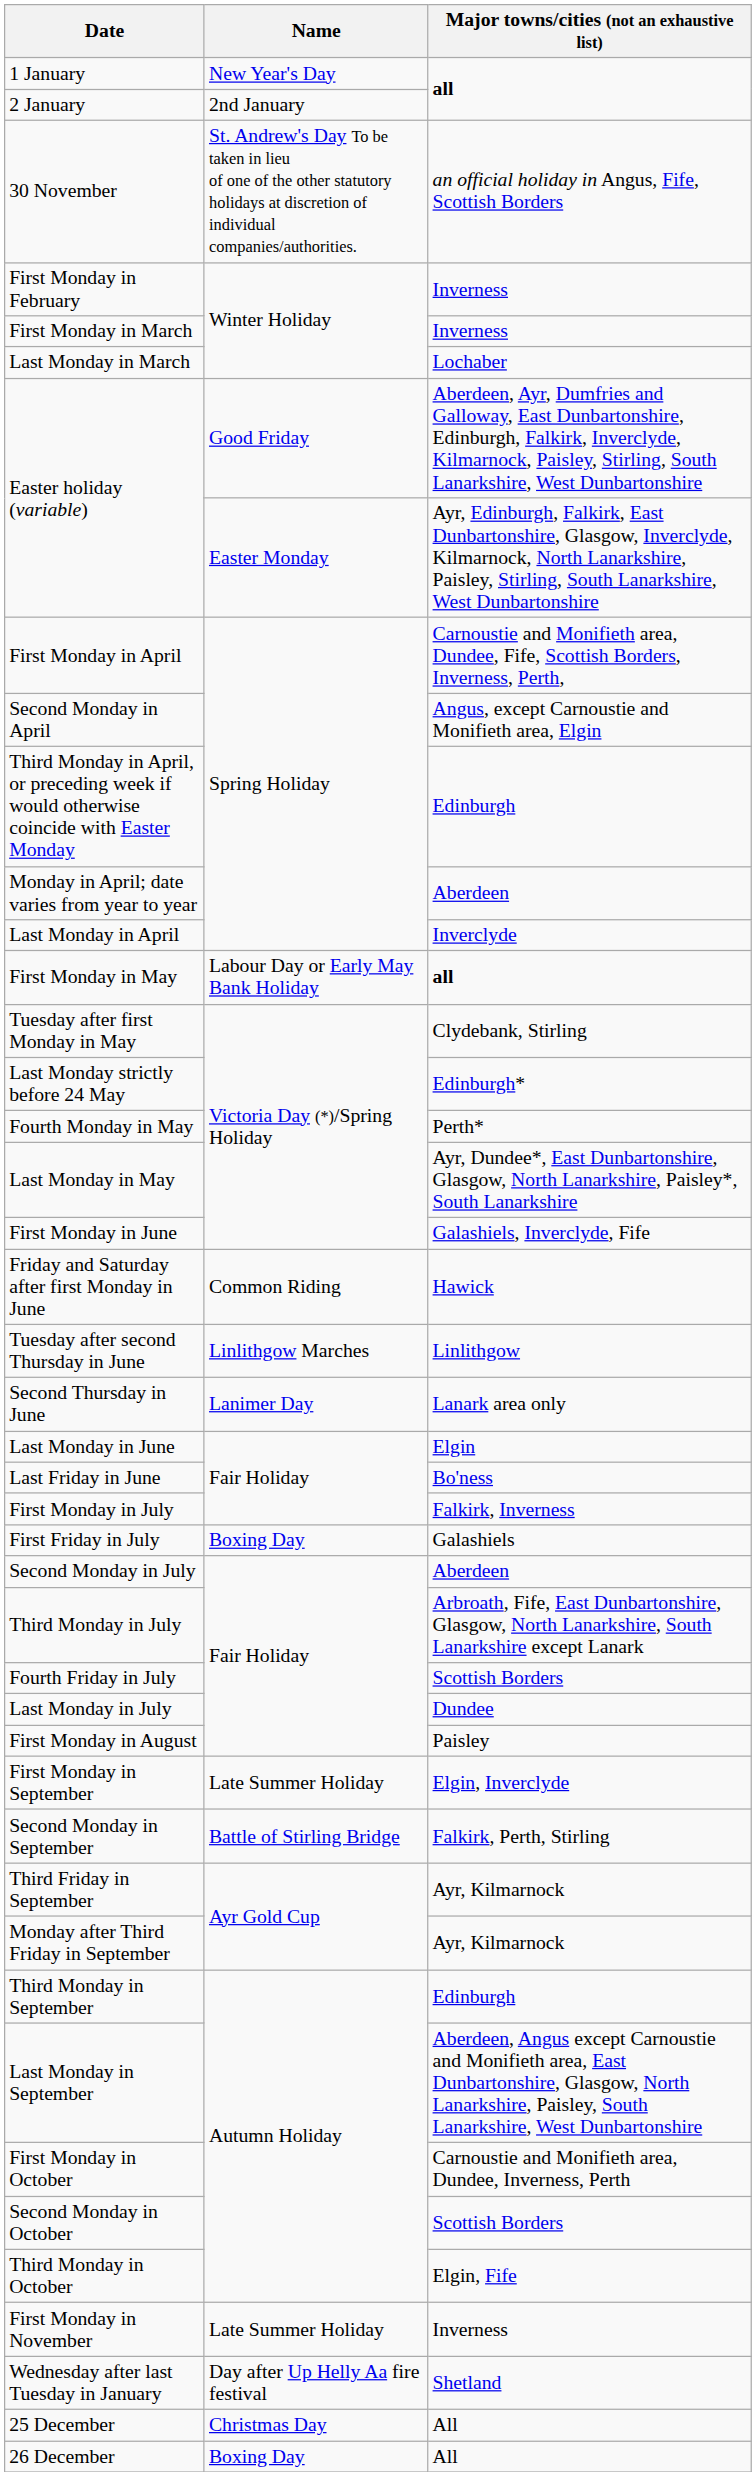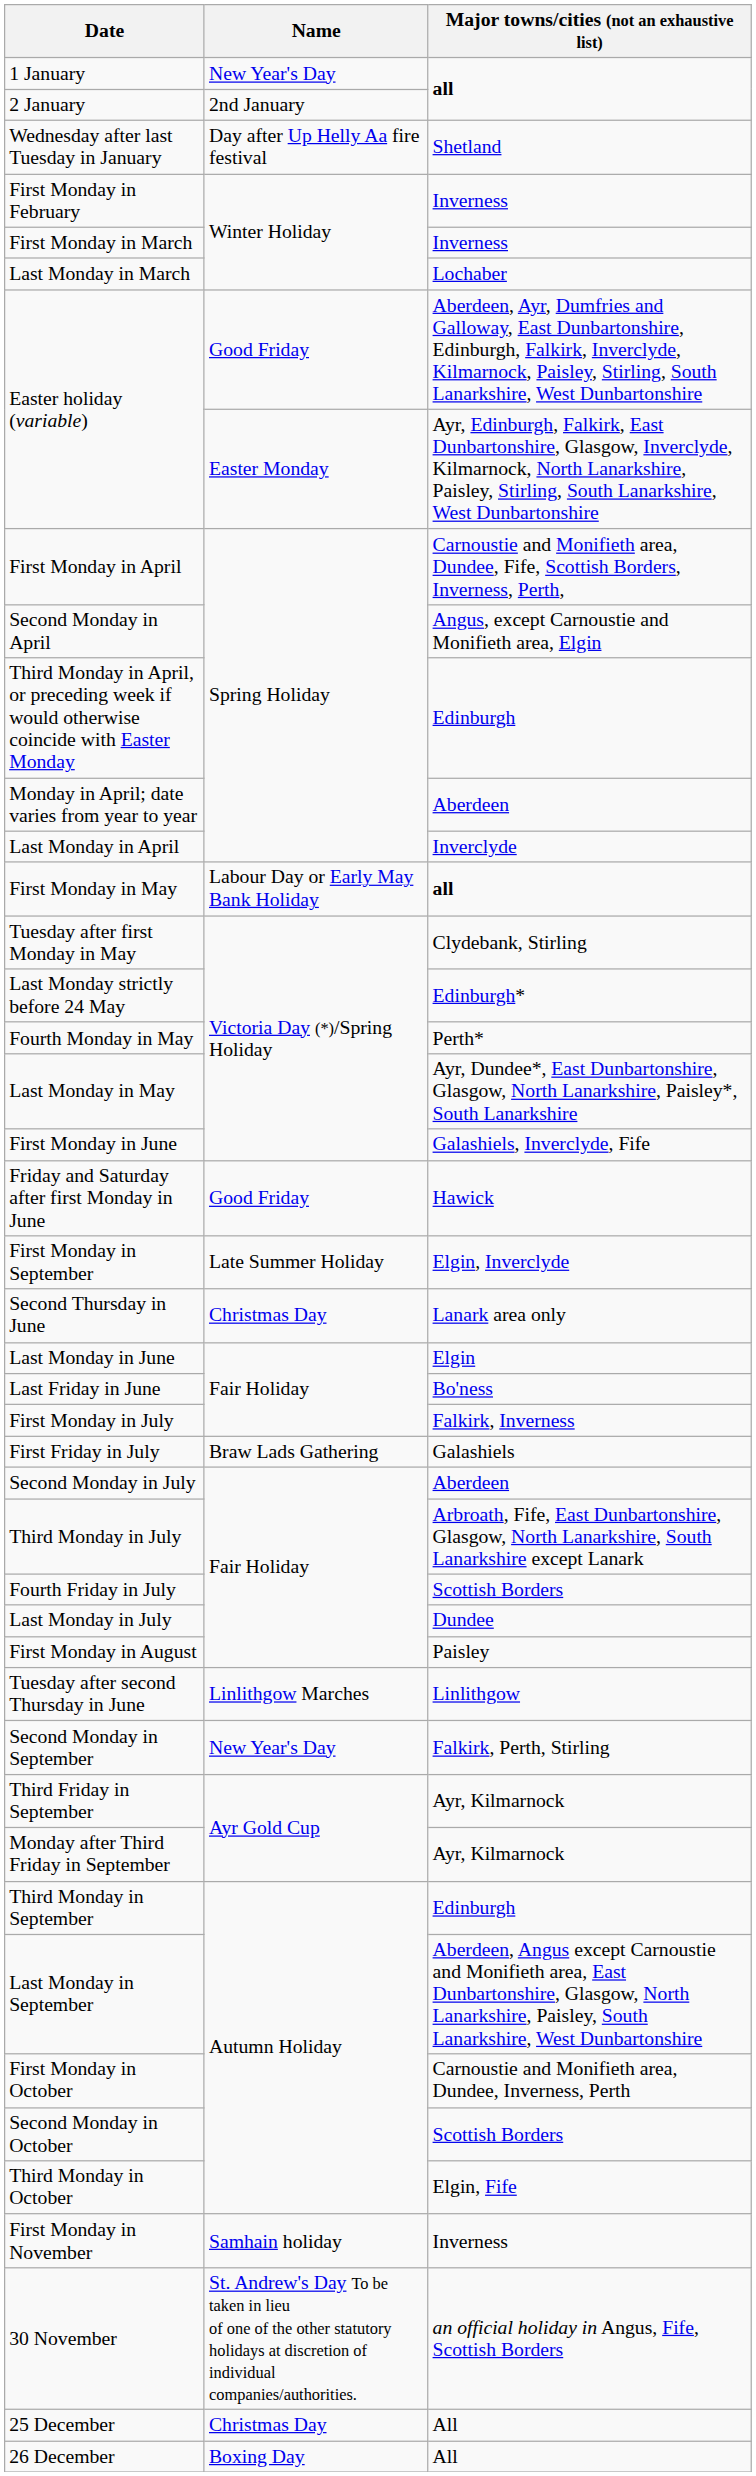rows swapped: (91, 2382) <-> (63, 191)
(275, 1286) Common Riding -> (259, 1197) Good Friday
rows swapped: (92, 1350) <-> (73, 1782)
(261, 1404) Lanimer Day -> (268, 1315) Christmas Day
(257, 1540) Boxing Day -> (294, 1451) Braw Lads Gathering
(304, 1836) Battle of Stirling Bridge -> (272, 1747) New Year's Day
(296, 2329) Late Summer Holiday -> (275, 2240) Samhain holiday
